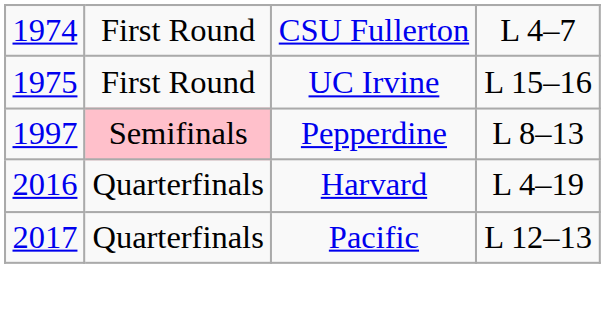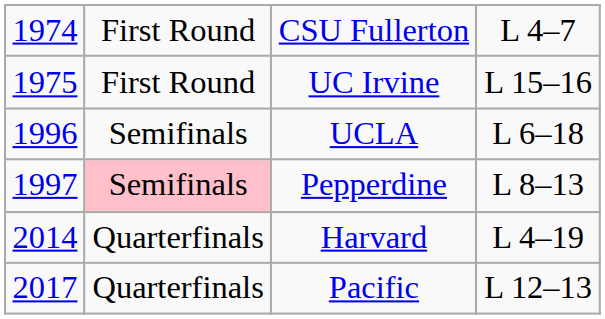+ row: (374, 133)
(45, 184) 2016 -> (45, 236) 2014
